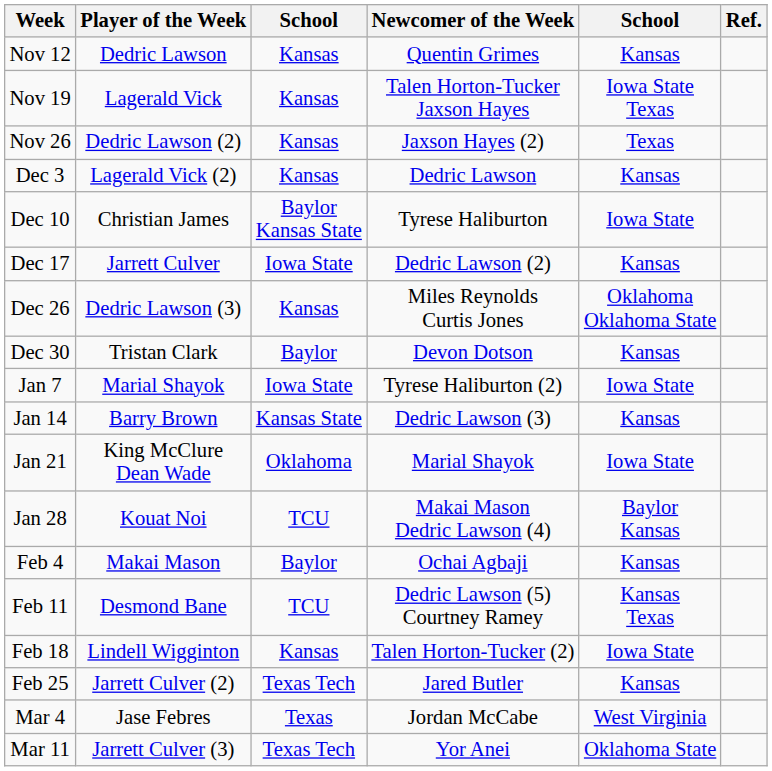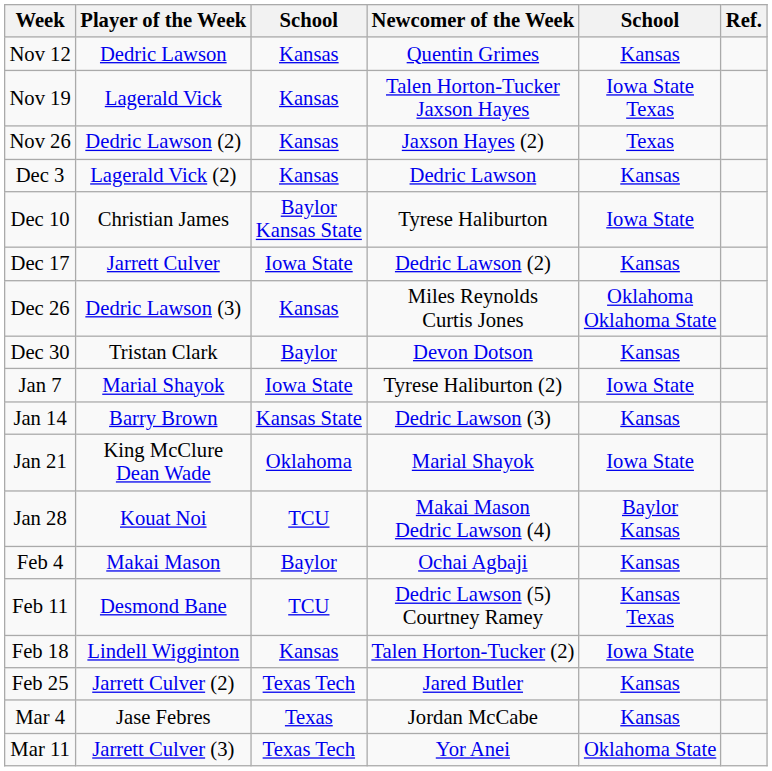(650, 716) West Virginia -> (650, 716) Kansas
